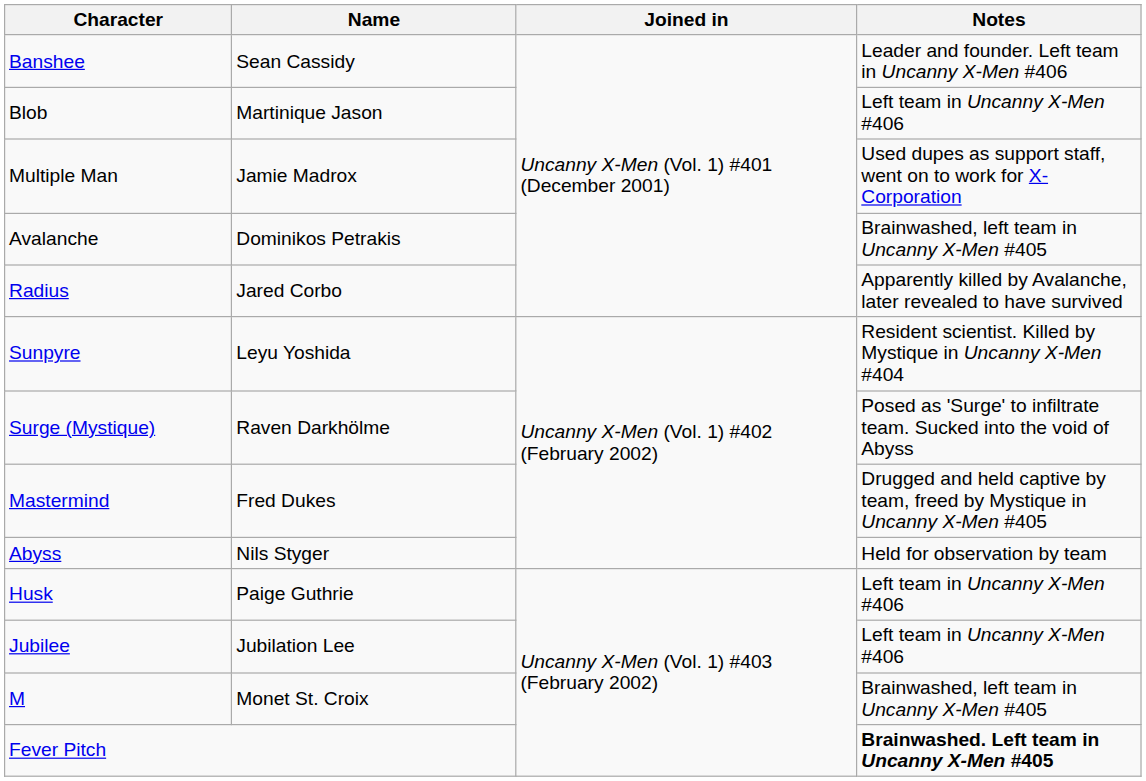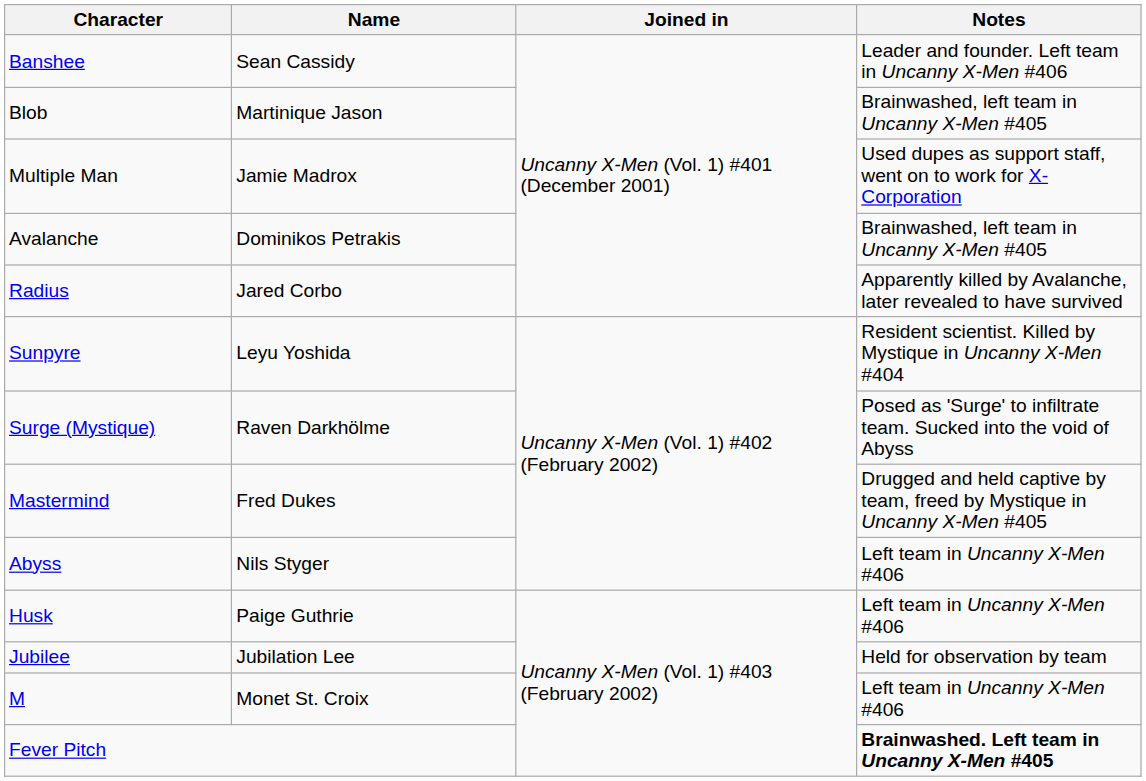(983, 113) Left team in Uncanny X-Men #406 -> (969, 113) Brainwashed, left team in Uncanny X-Men #405
(984, 552) Held for observation by team -> (983, 563) Left team in Uncanny X-Men #406
(983, 646) Left team in Uncanny X-Men #406 -> (984, 657) Held for observation by team
(969, 698) Brainwashed, left team in Uncanny X-Men #405 -> (983, 698) Left team in Uncanny X-Men #406
